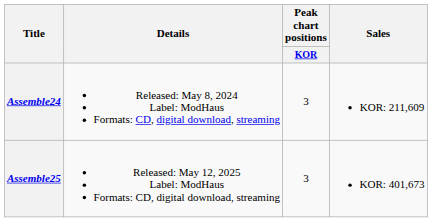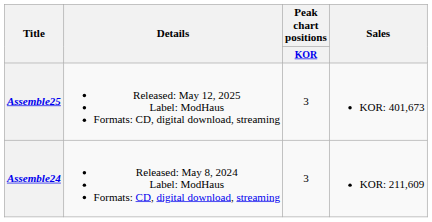rows swapped: (34, 101) <-> (34, 178)
